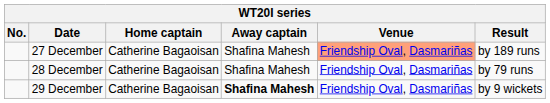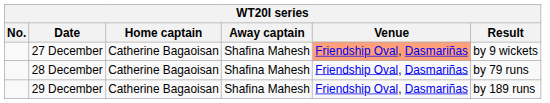(509, 51) by 189 runs -> (506, 51) by 9 wickets
(269, 88) bold -> (267, 88) normal
(510, 88) by 9 wickets -> (504, 88) by 189 runs
